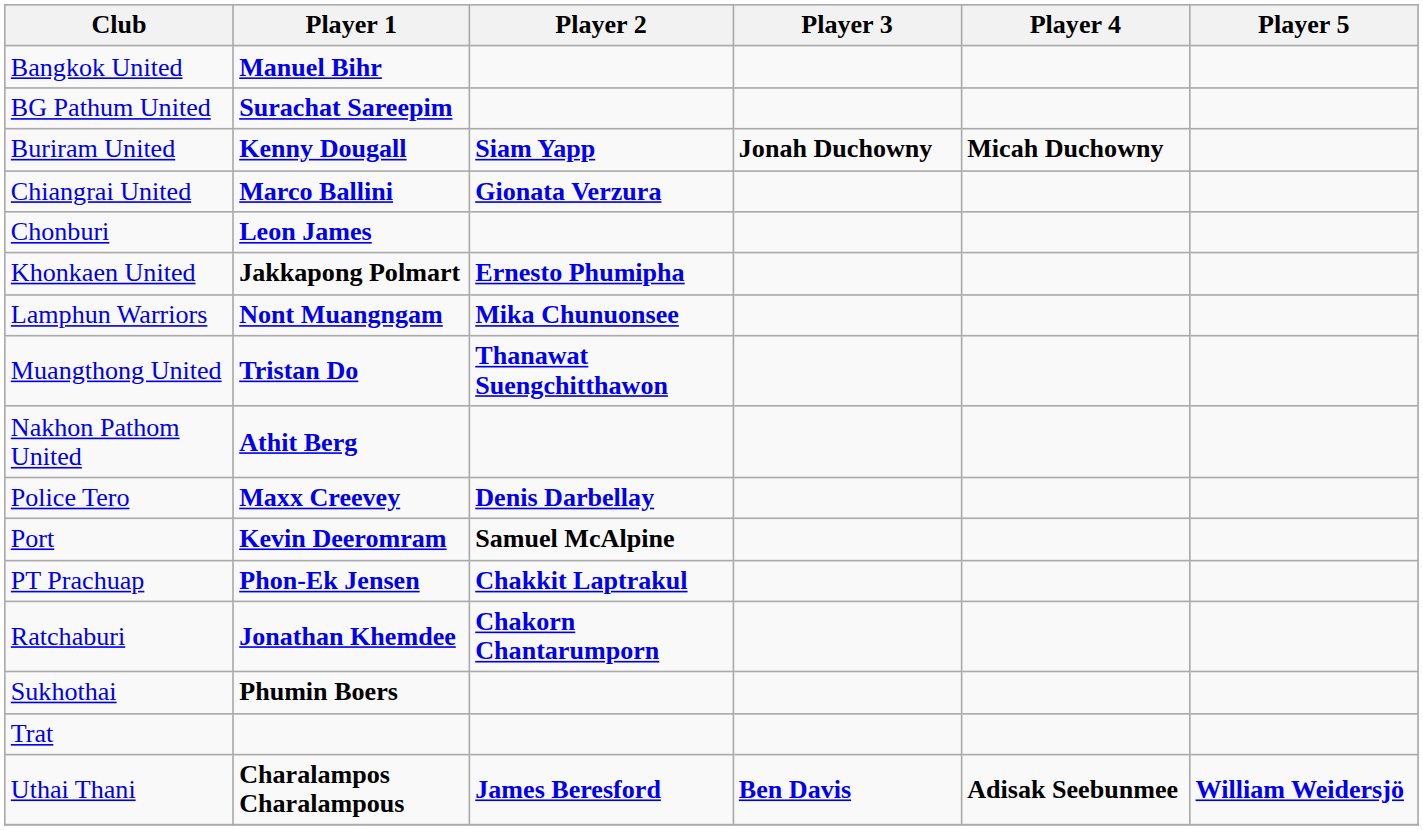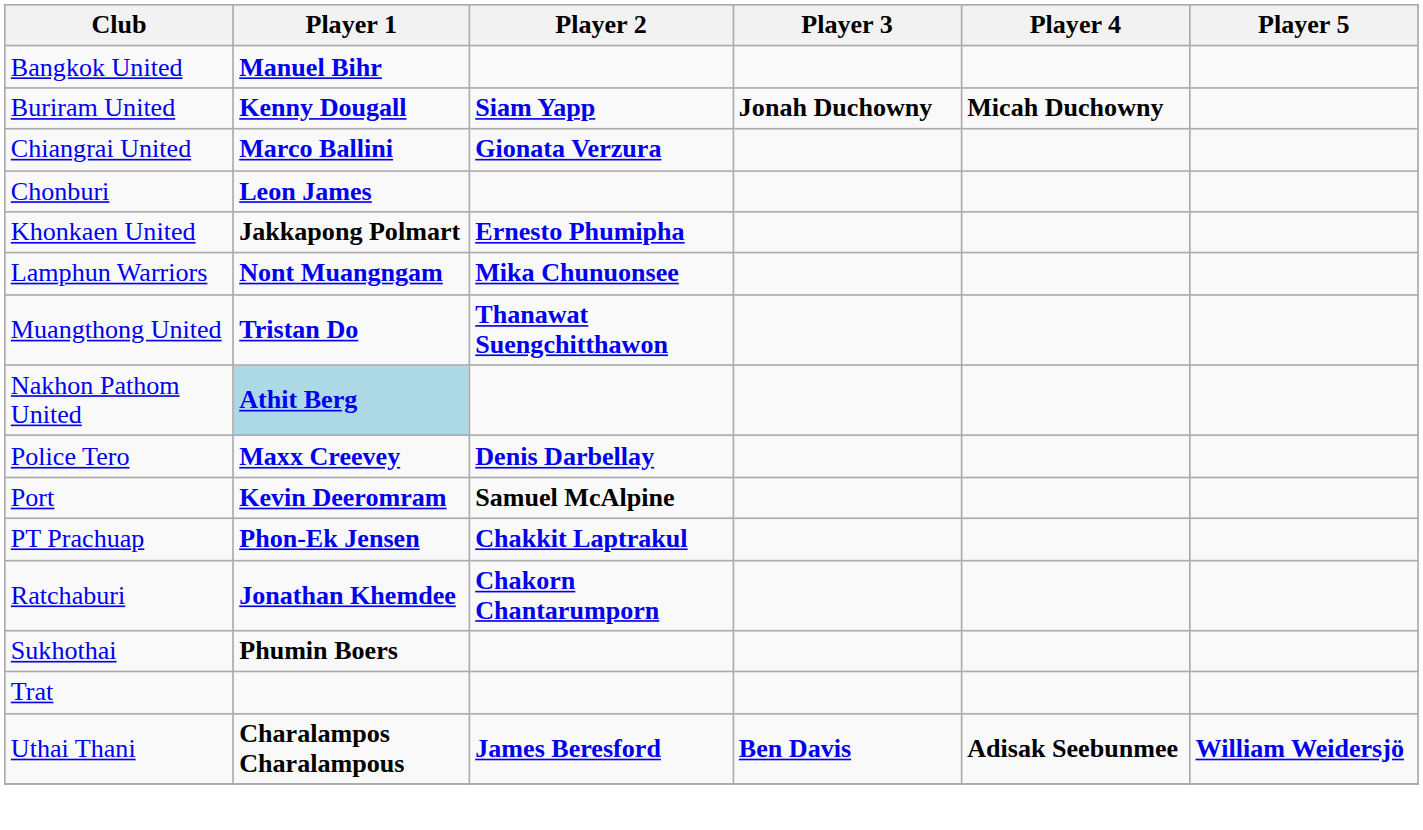- row: (111, 107)
(298, 441) no background -> (298, 400) lightblue background
